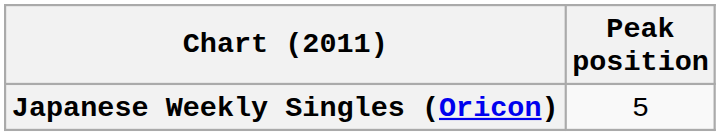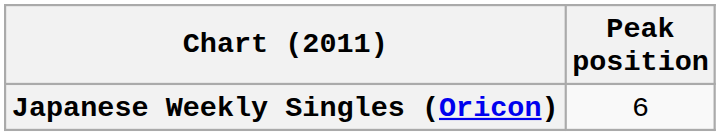(641, 108) 5 -> (641, 108) 6
